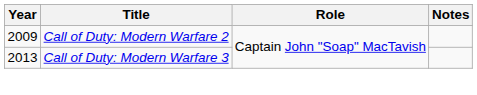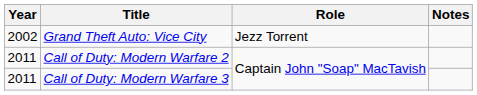+ row: (125, 36)
(22, 36) 2009 -> (22, 57) 2011
(22, 57) 2013 -> (22, 79) 2011
